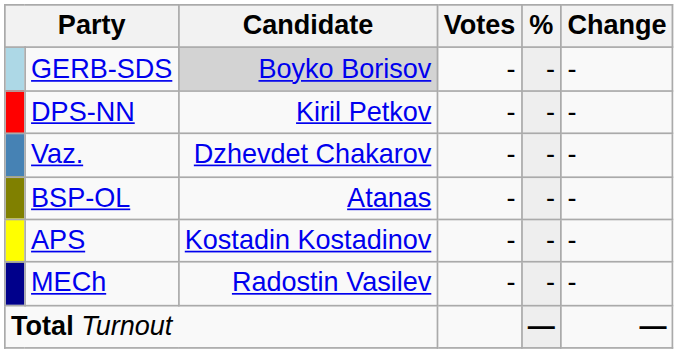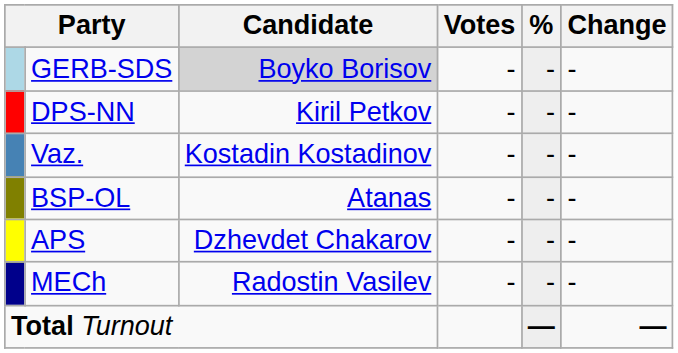(313, 154) Dzhevdet Chakarov -> (308, 154) Kostadin Kostadinov
(308, 240) Kostadin Kostadinov -> (313, 240) Dzhevdet Chakarov
